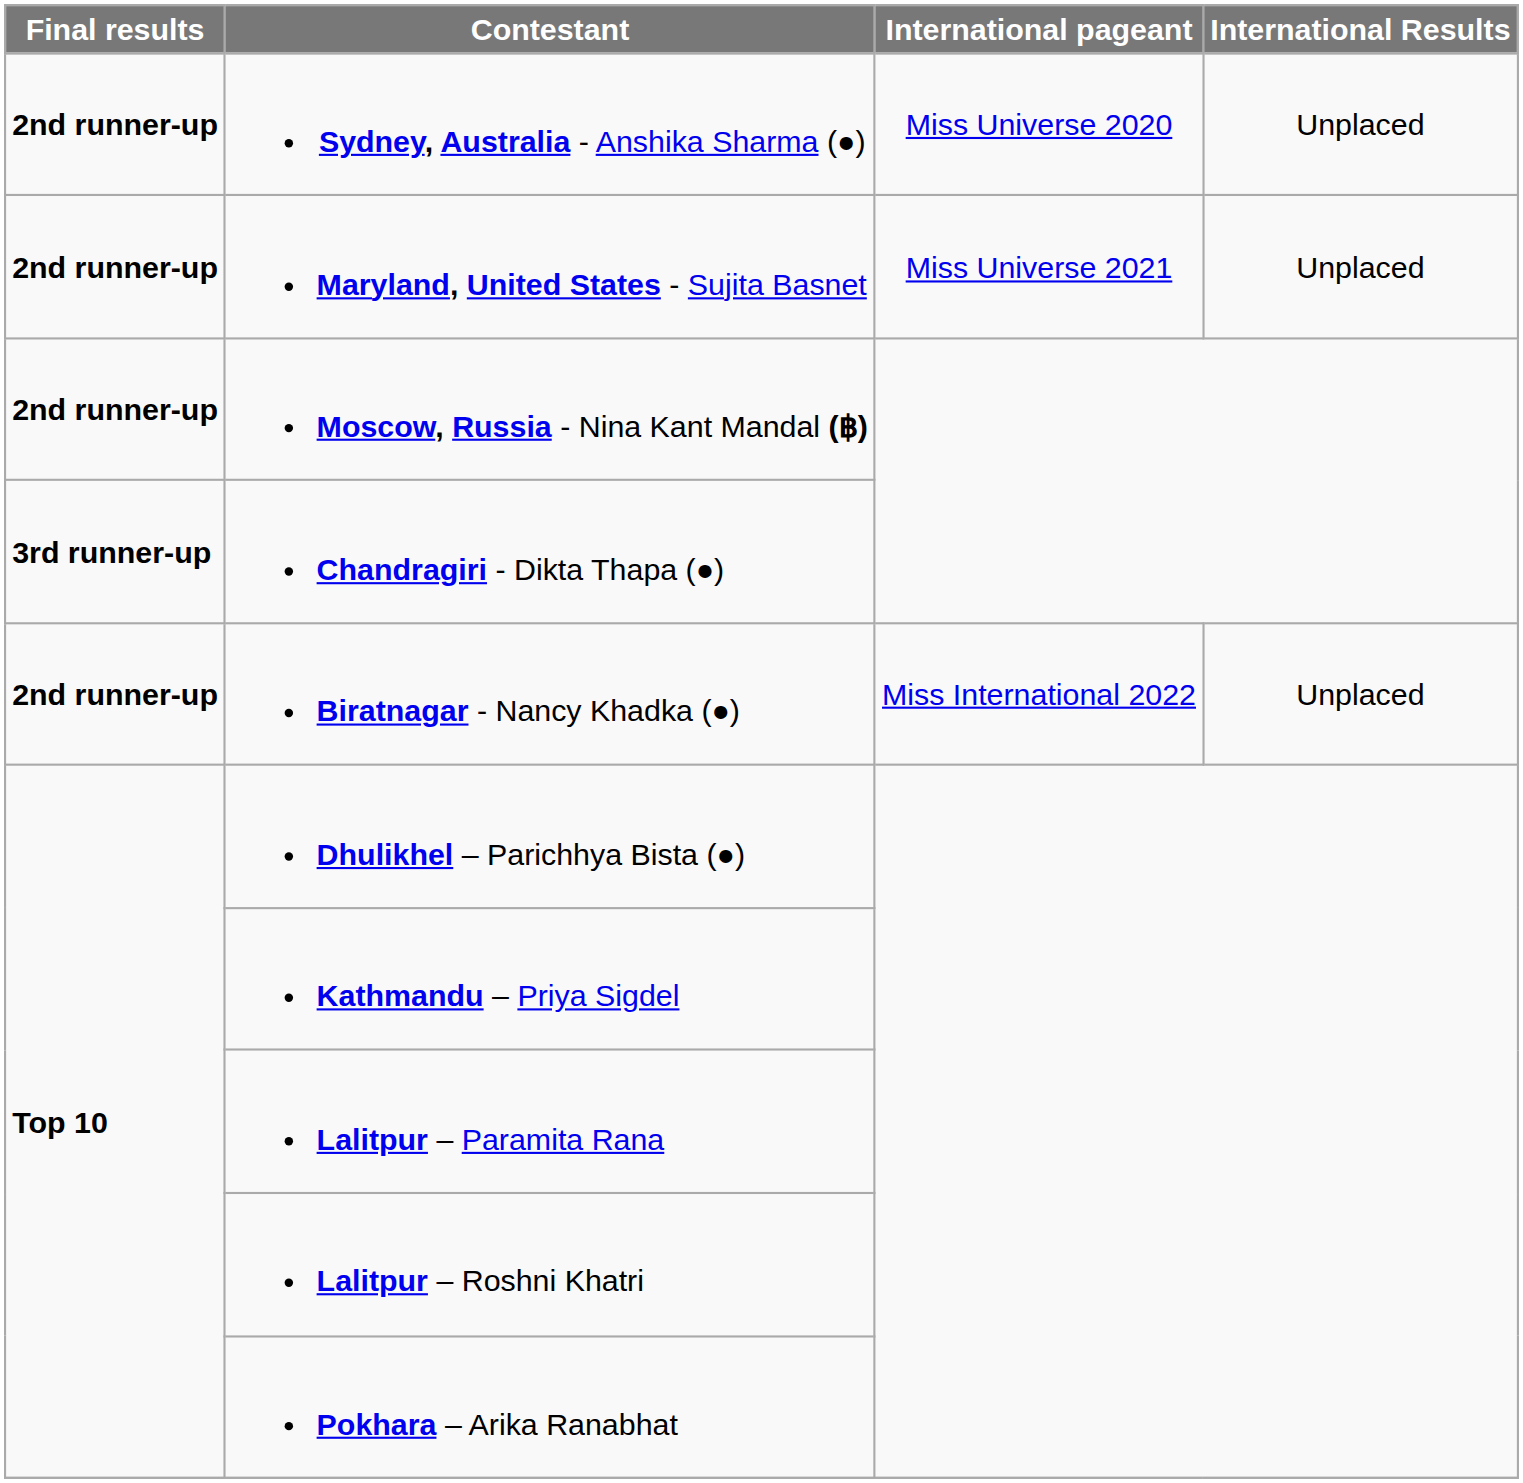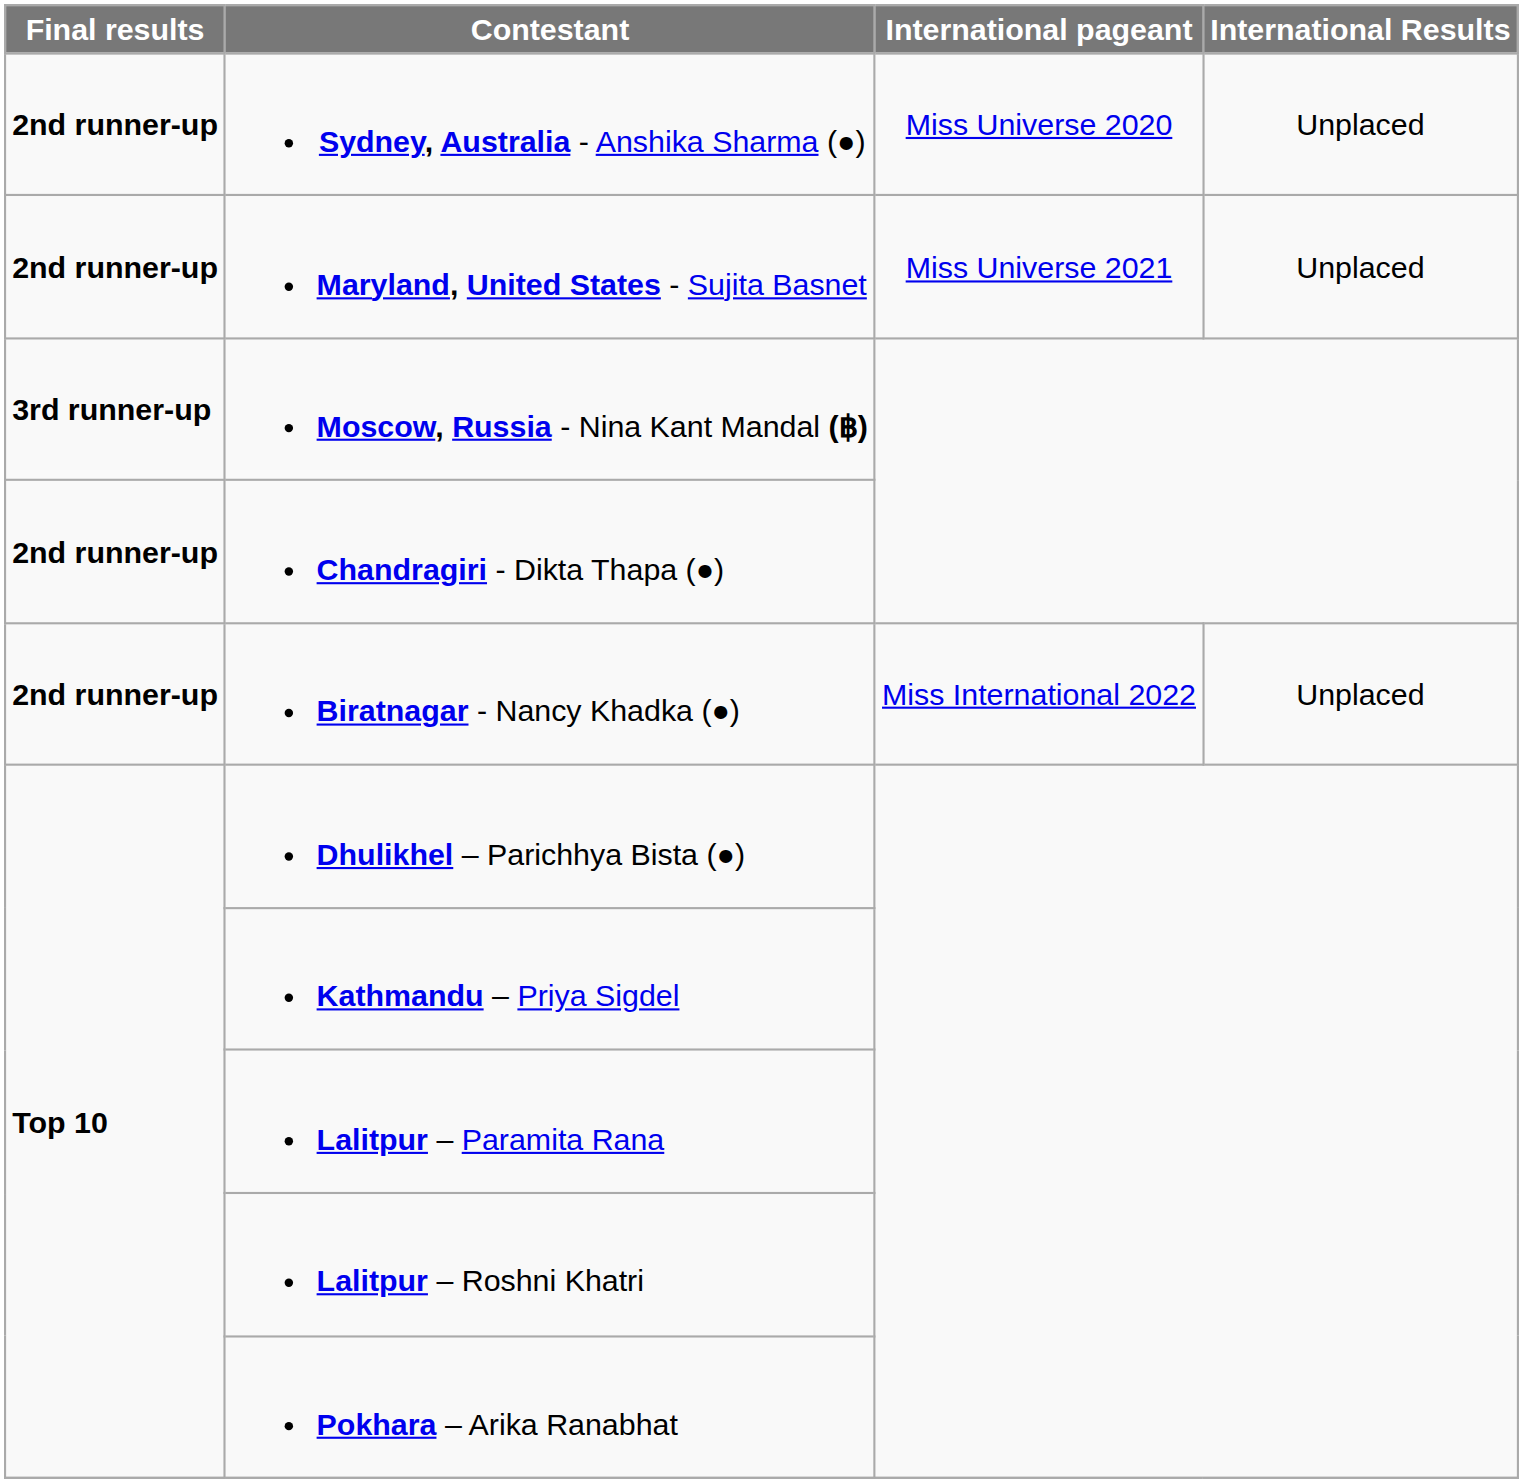(115, 410) 2nd runner-up -> (112, 410) 3rd runner-up
(112, 552) 3rd runner-up -> (115, 552) 2nd runner-up
